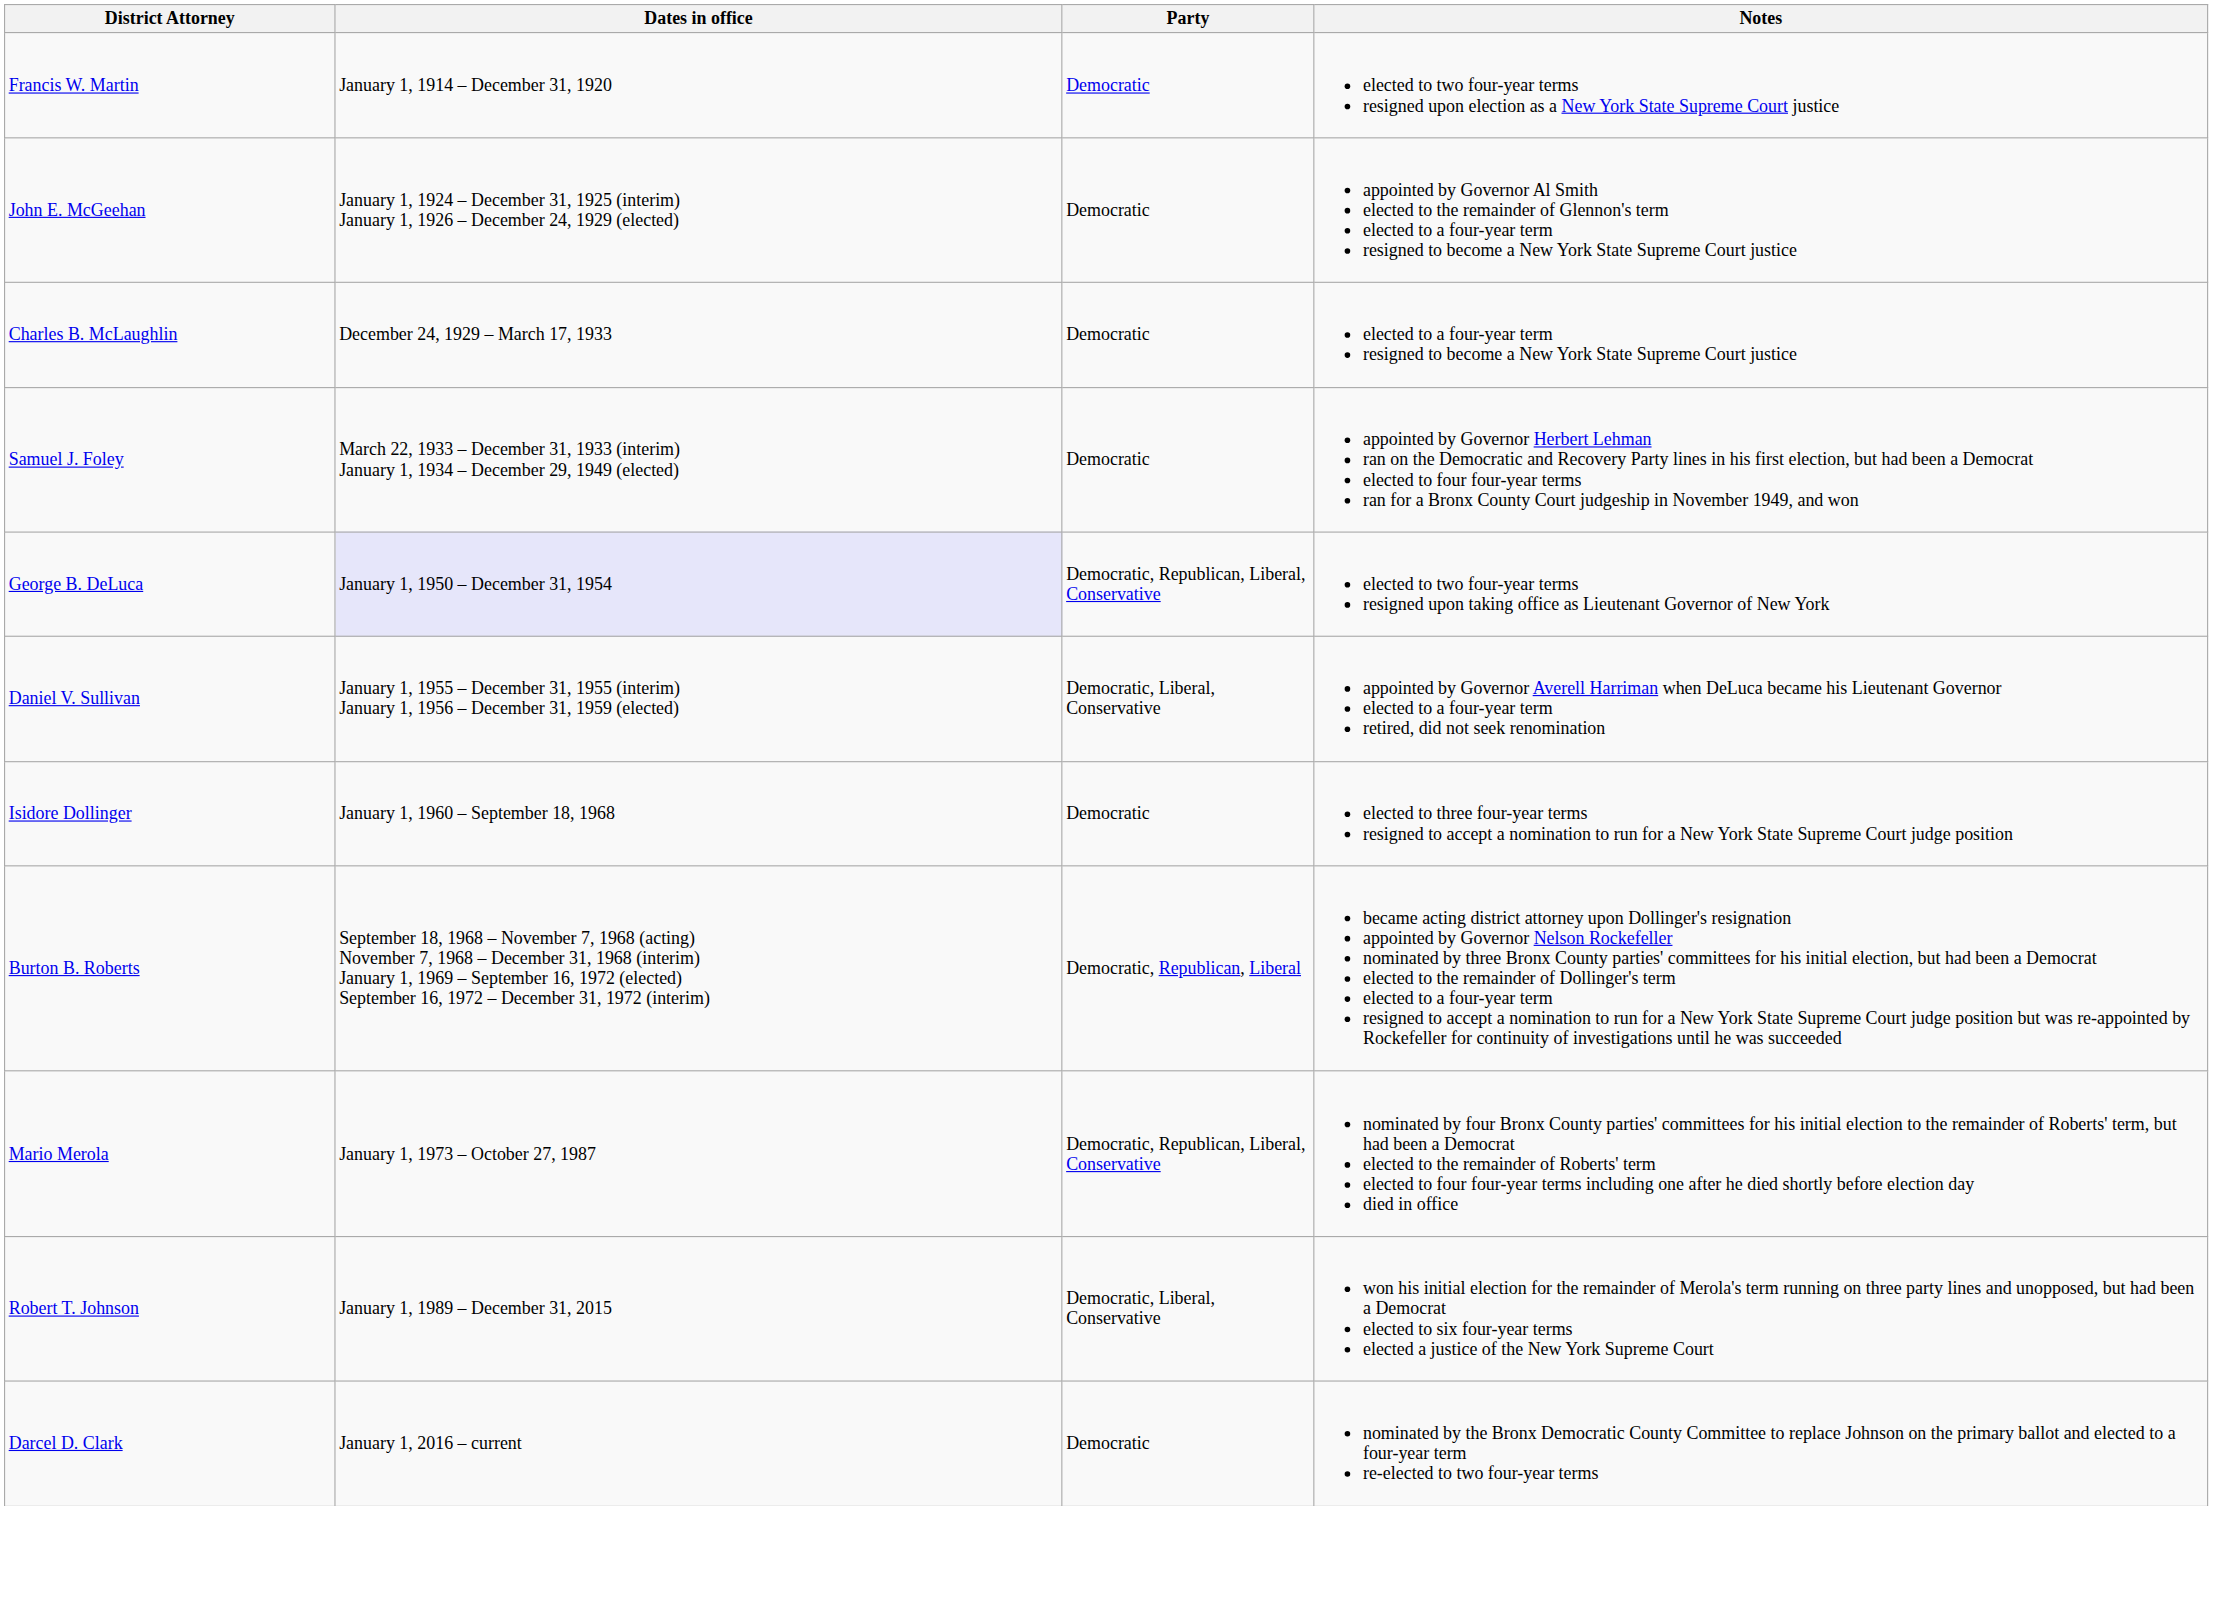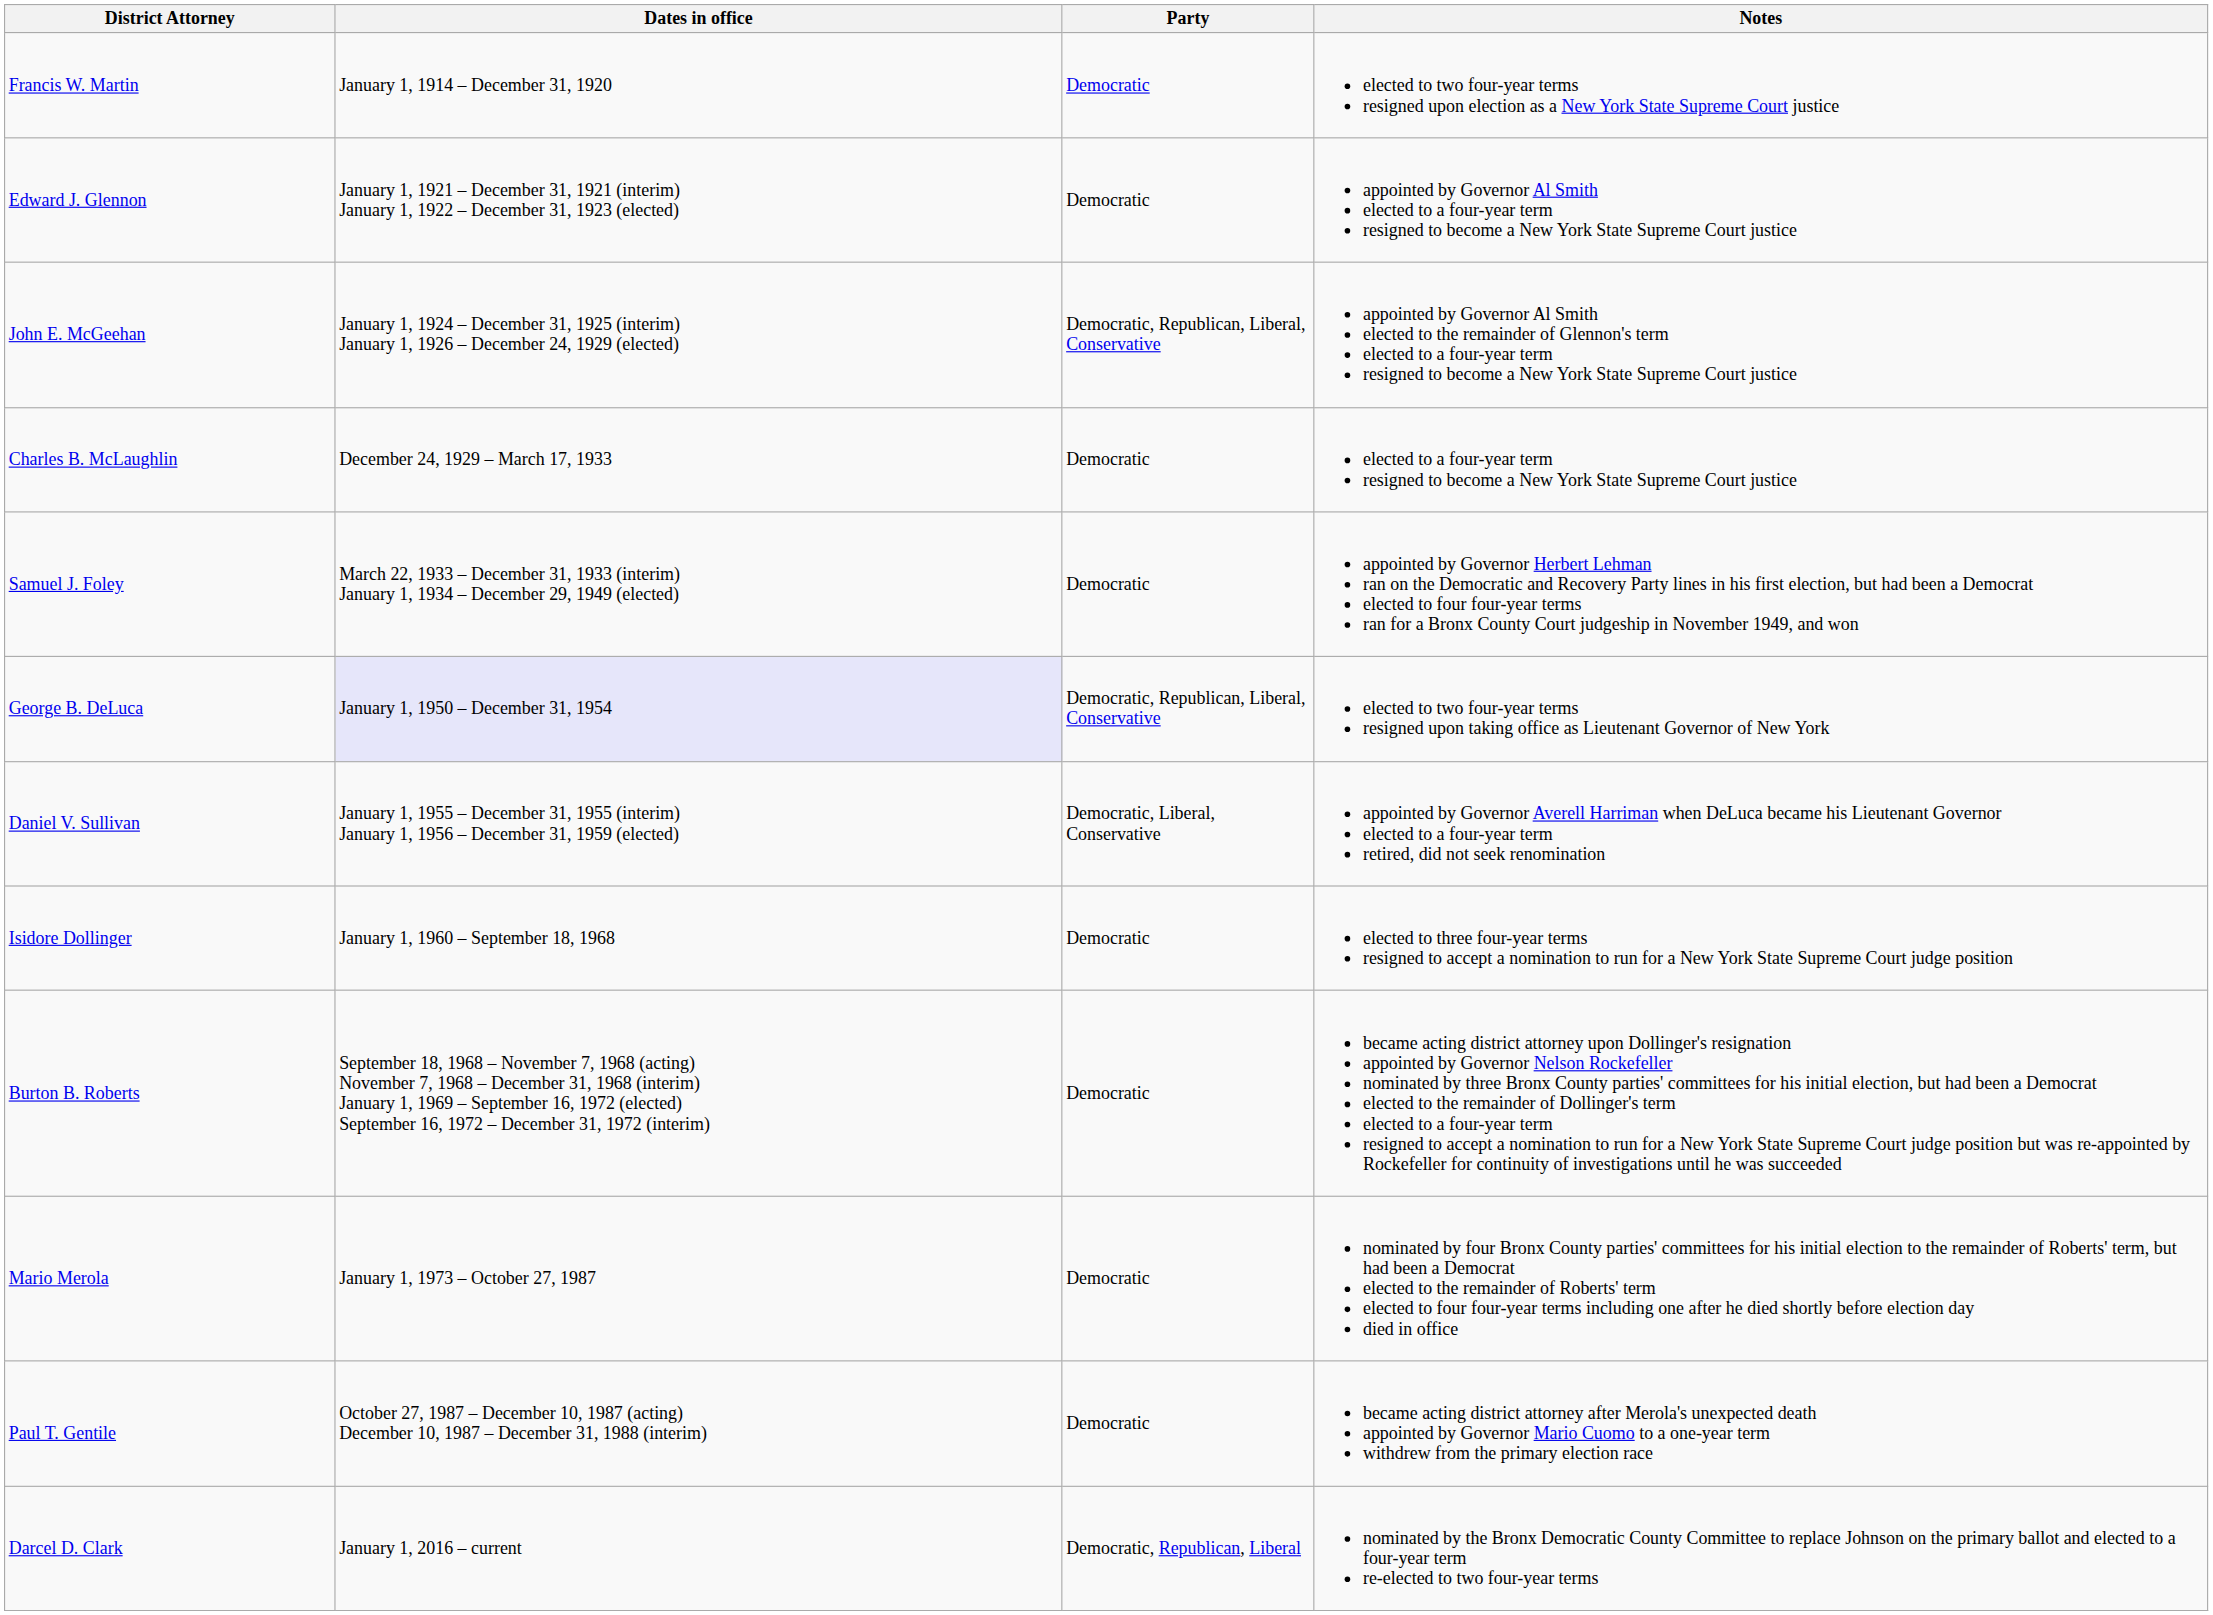+ row: (78, 199)
(1108, 209) Democratic -> (1186, 334) Democratic, Republican, Liberal, Conservative
(1184, 968) Democratic, Republican, Liberal -> (1108, 1093) Democratic
(1186, 1153) Democratic, Republican, Liberal, Conservative -> (1108, 1278) Democratic
+ row: (62, 1433)
- row: (74, 1308)
(1108, 1443) Democratic -> (1184, 1548) Democratic, Republican, Liberal
